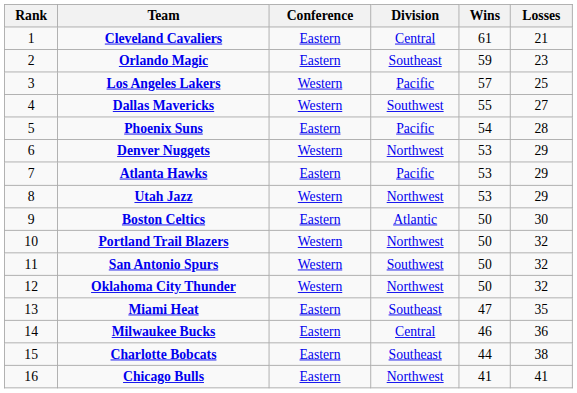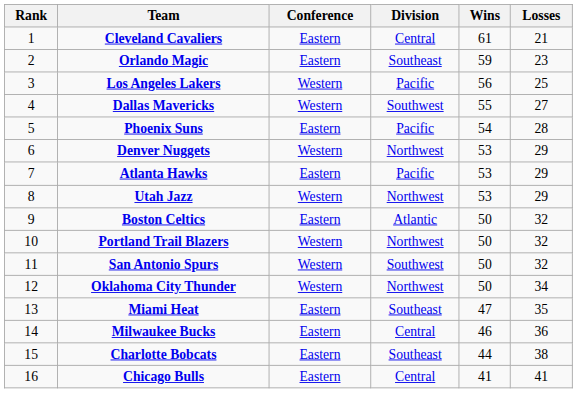(485, 83) 57 -> (485, 83) 56
(541, 218) 30 -> (541, 218) 32
(541, 286) 32 -> (541, 286) 34
(415, 376) Northwest -> (415, 376) Central
